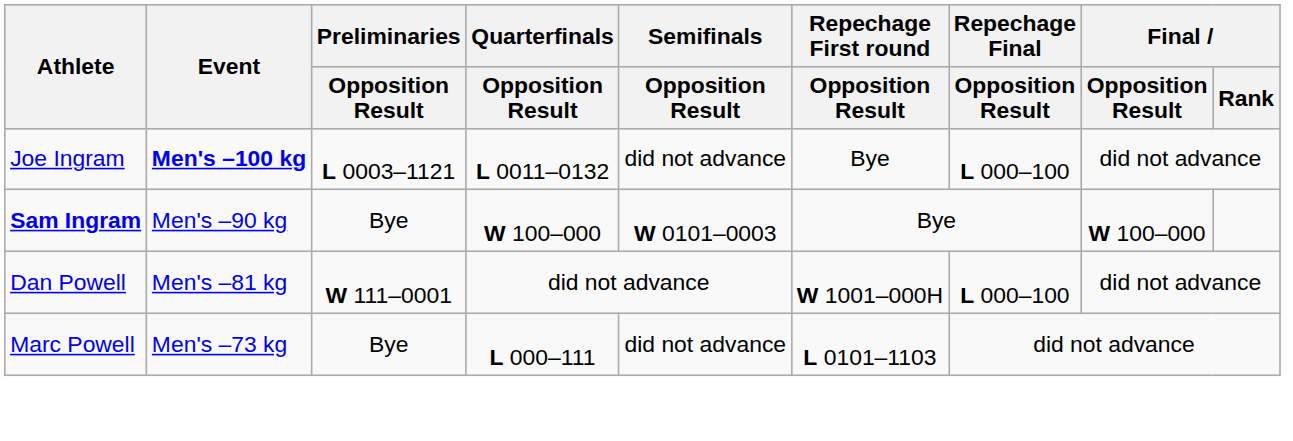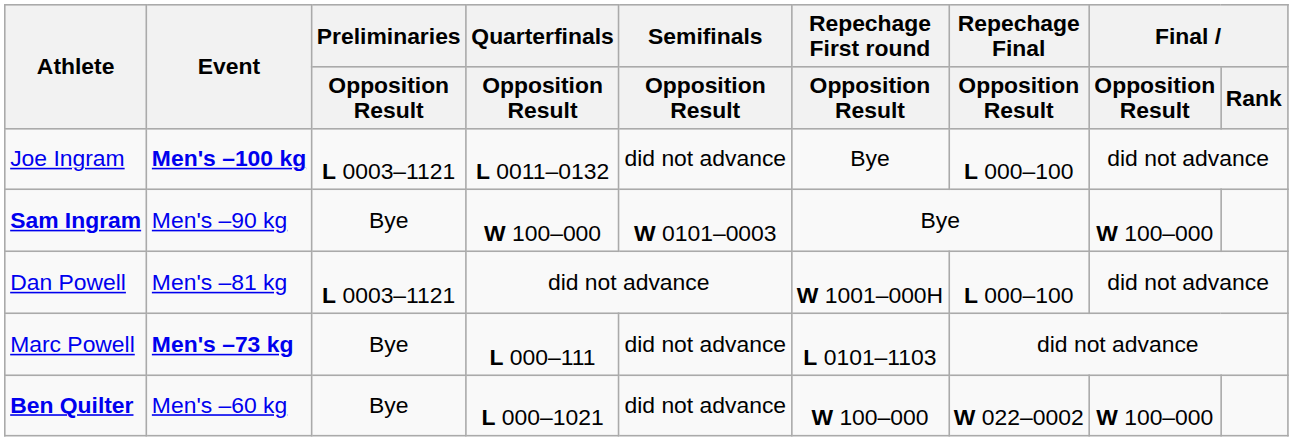(389, 295) W 111–0001 -> (389, 295) L 0003–1121
(220, 344) normal -> (223, 344) bold
+ row: (72, 406)
